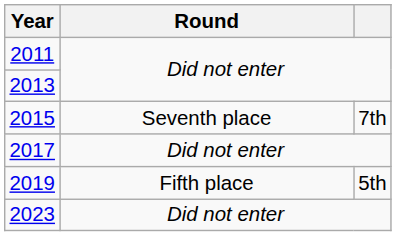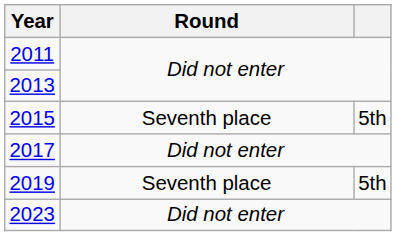(372, 118) 7th -> (372, 118) 5th
(207, 183) Fifth place -> (207, 183) Seventh place
